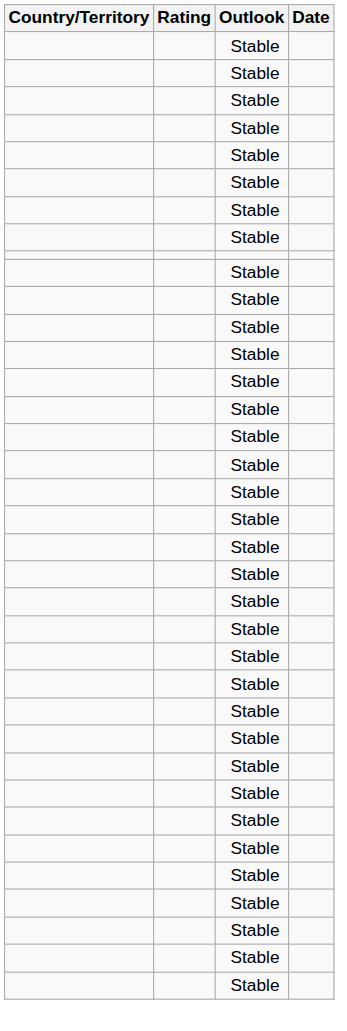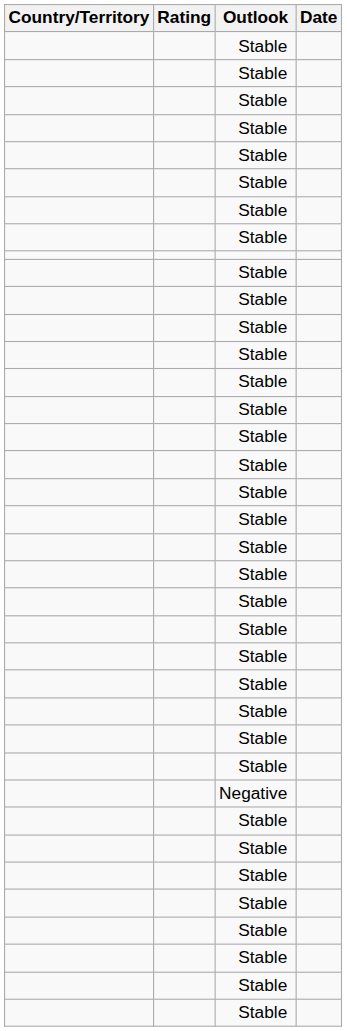+ row: (79, 794)
